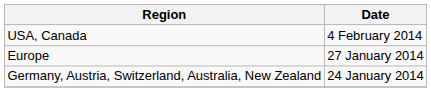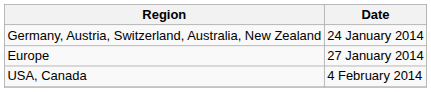rows swapped: (164, 76) <-> (47, 35)
